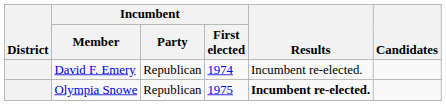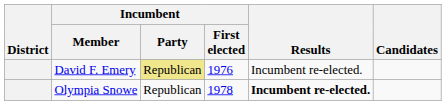(172, 69) no background -> (172, 69) khaki background
(220, 69) 1974 -> (220, 69) 1976
(220, 89) 1975 -> (220, 89) 1978
